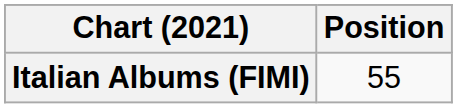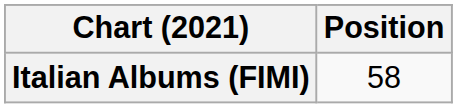(384, 77) 55 -> (384, 77) 58
